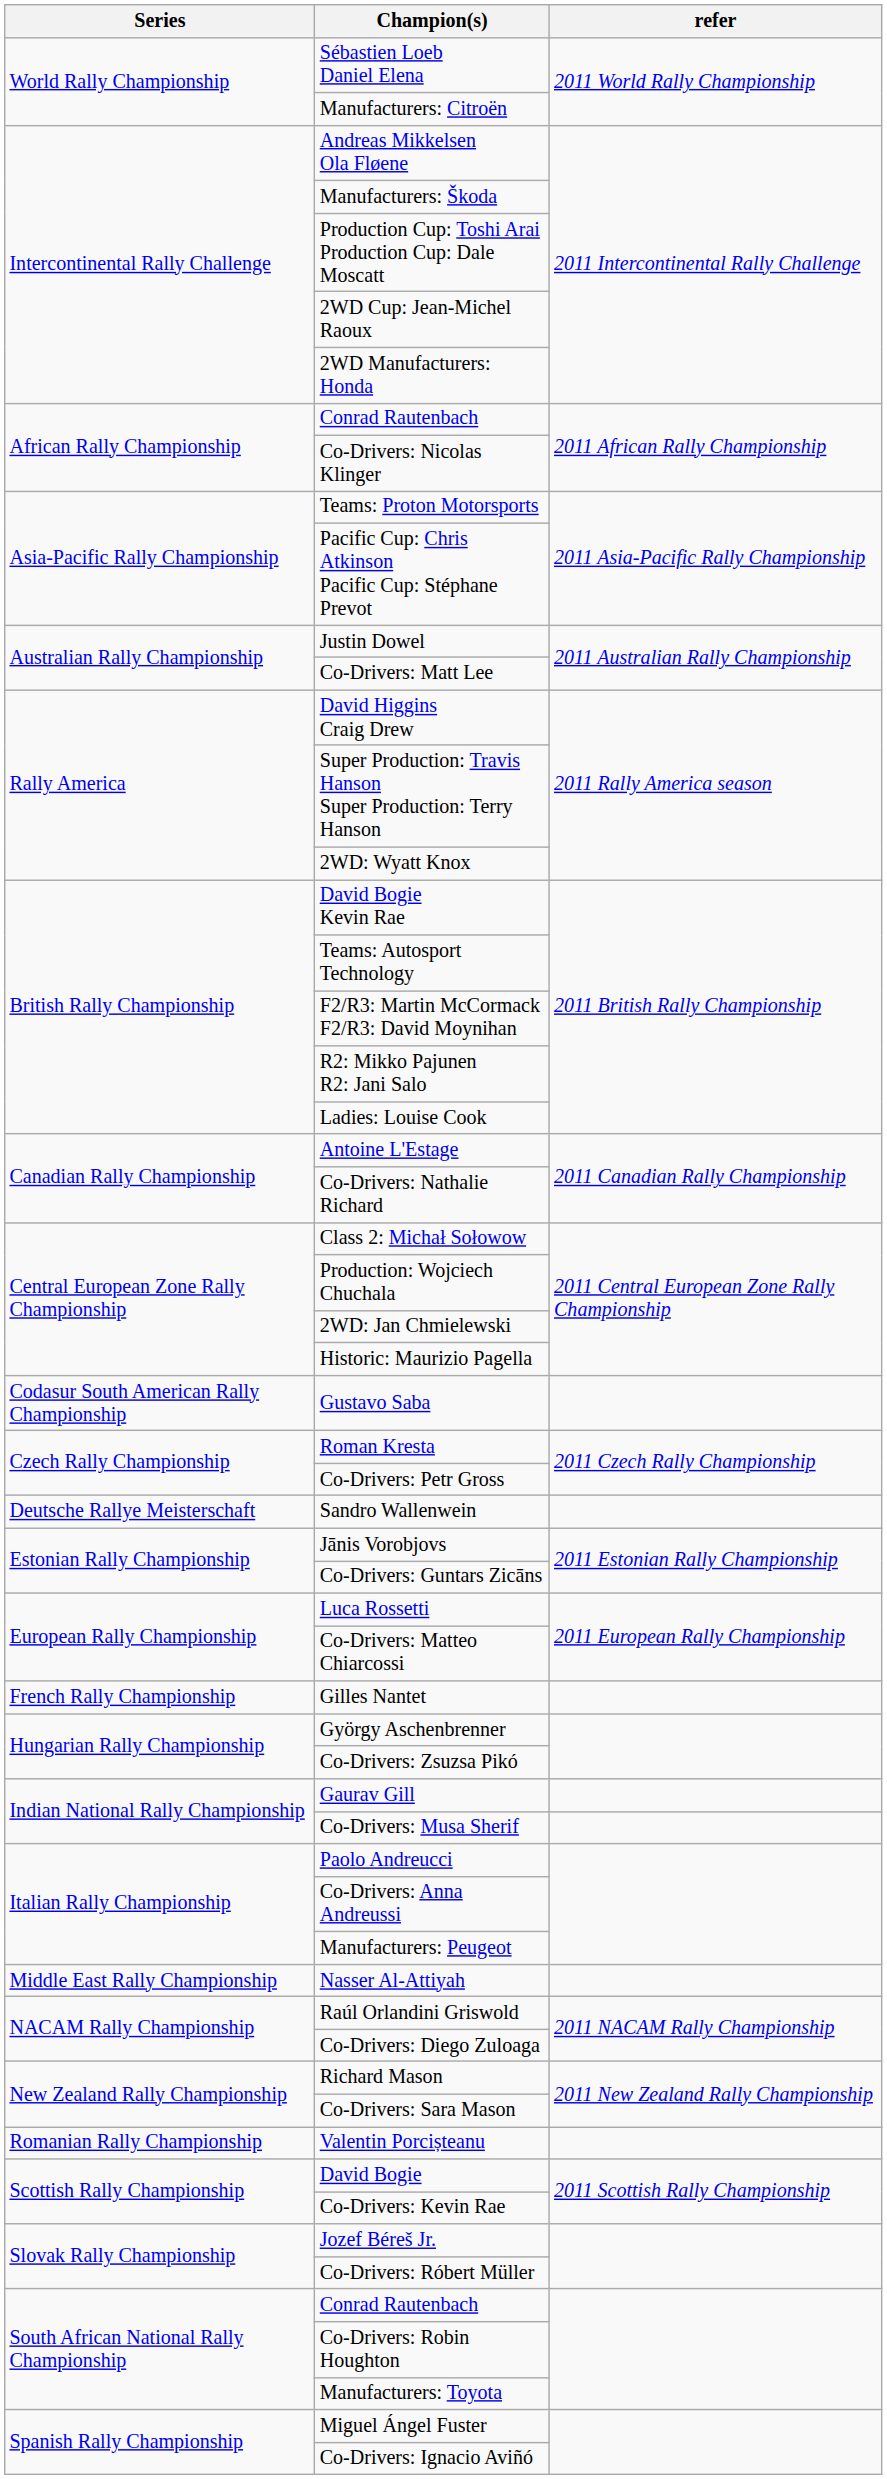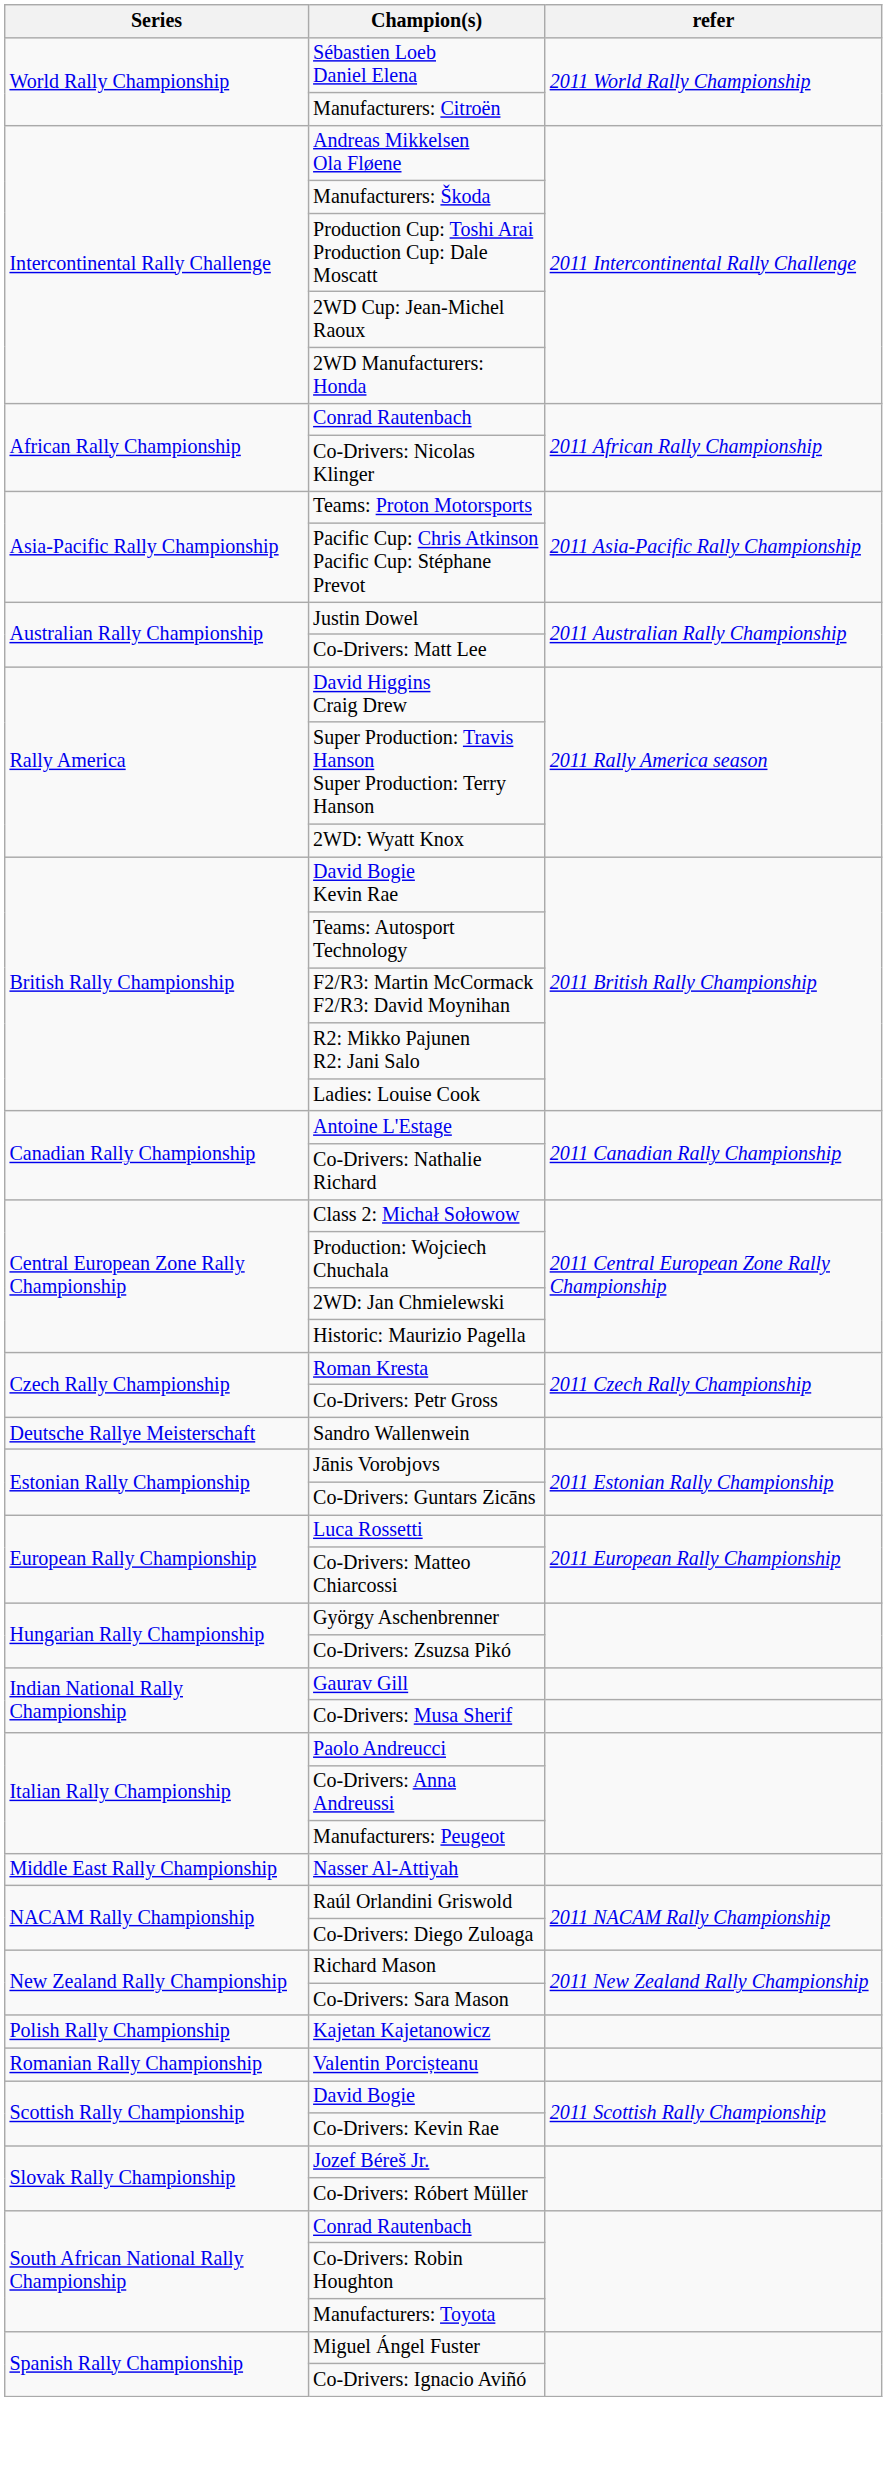- row: (134, 1402)
- row: (122, 1697)
+ row: (120, 2031)
